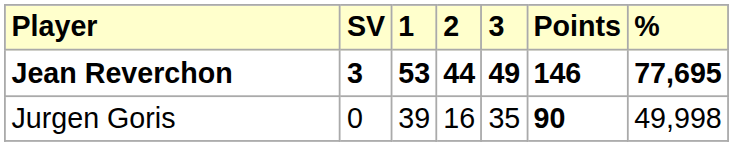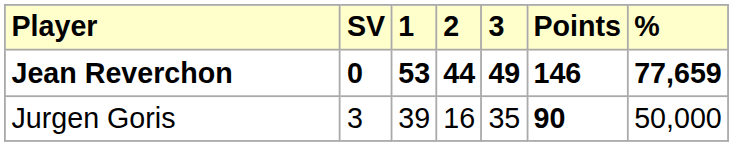(355, 72) 3 -> (355, 72) 0
(678, 72) 77,695 -> (678, 72) 77,659
(355, 118) 0 -> (355, 118) 3
(678, 118) 49,998 -> (678, 118) 50,000
